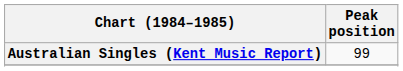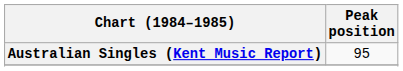(362, 54) 99 -> (362, 54) 95
